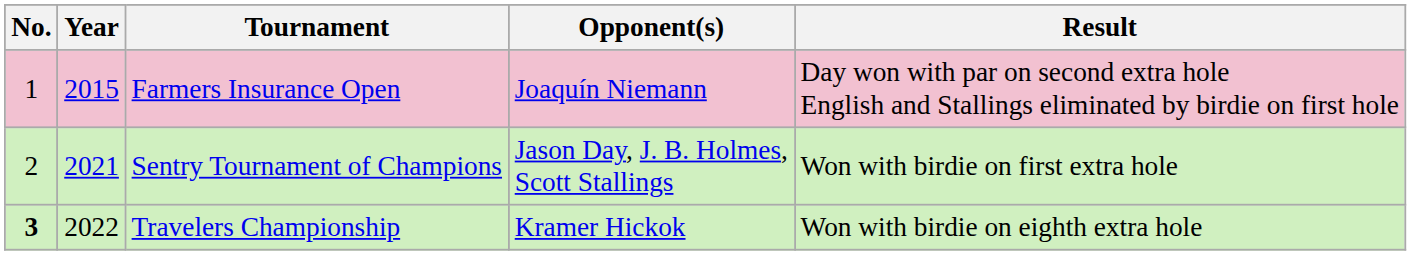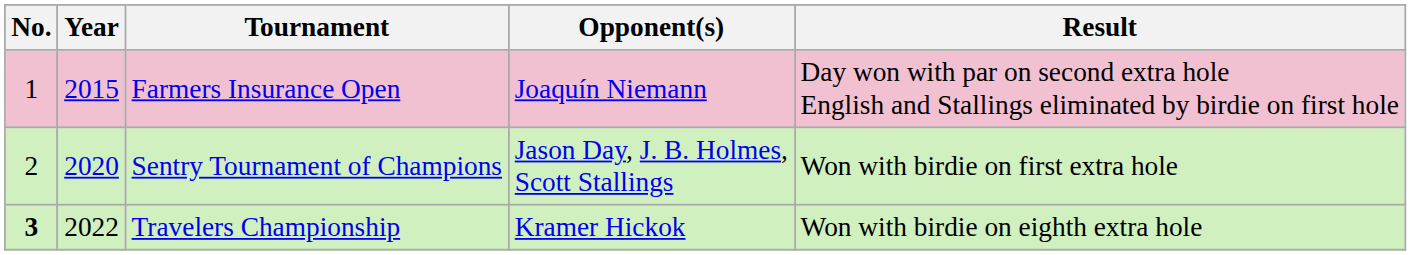(92, 166) 2021 -> (92, 166) 2020
